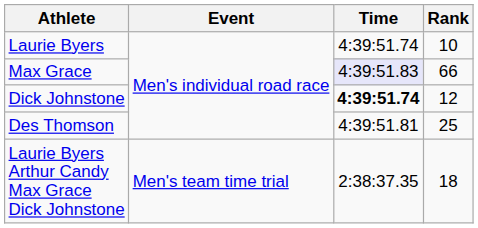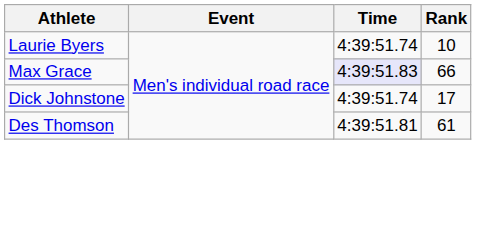(378, 99) bold -> (377, 99) normal
(448, 99) 12 -> (446, 99) 17
(448, 126) 25 -> (446, 126) 61
- row: (67, 181)
